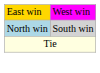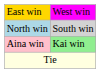+ row: (25, 44)
